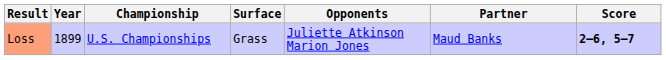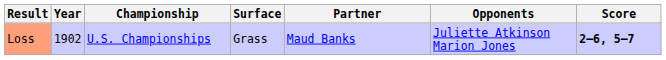columns swapped: (503, 14) <-> (357, 14)
(68, 39) 1899 -> (68, 39) 1902
